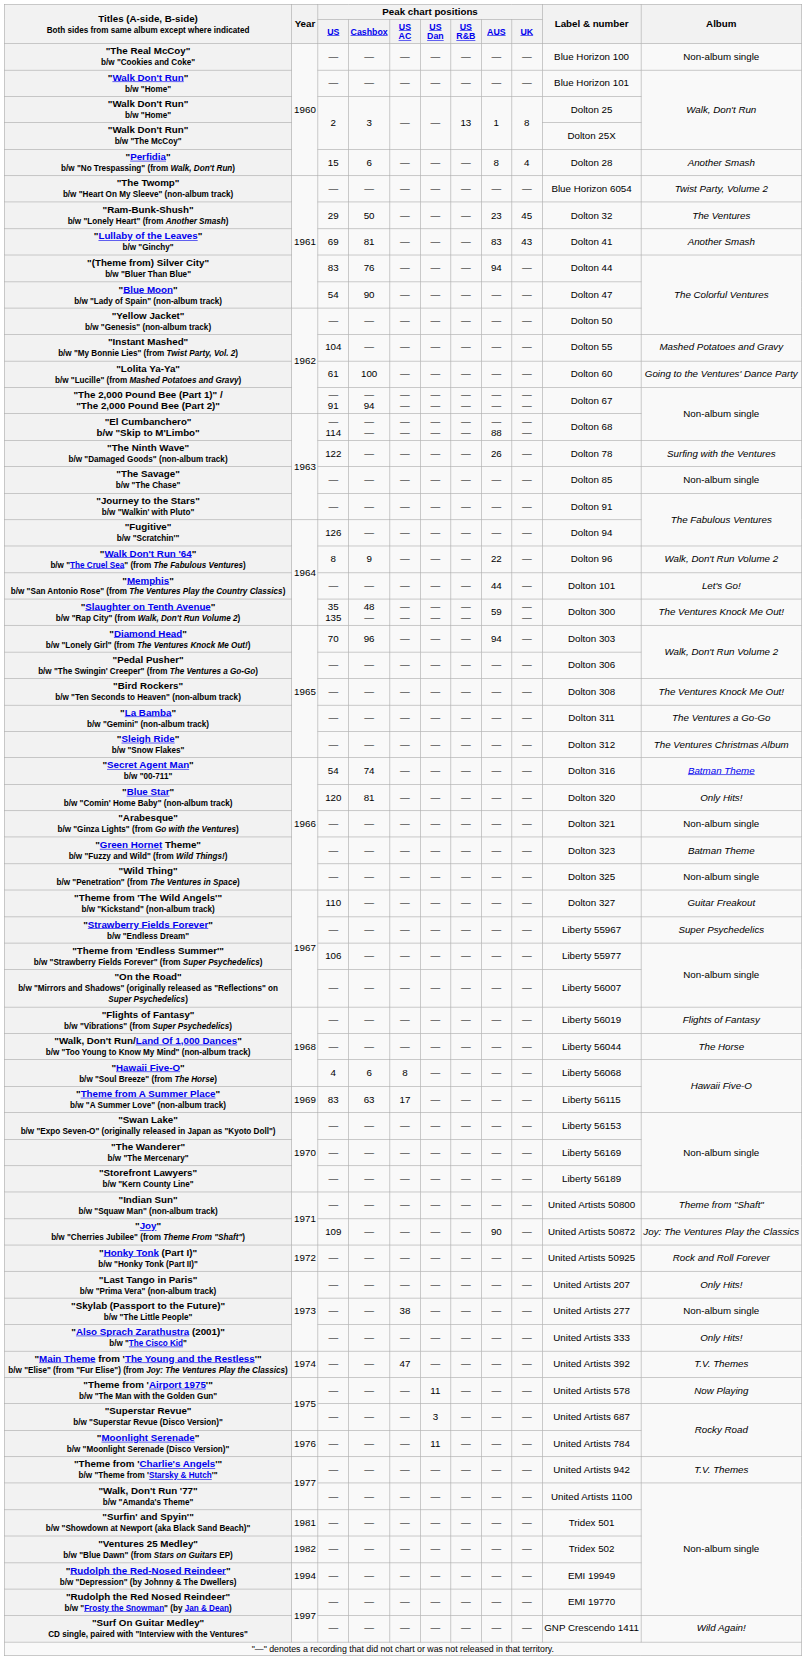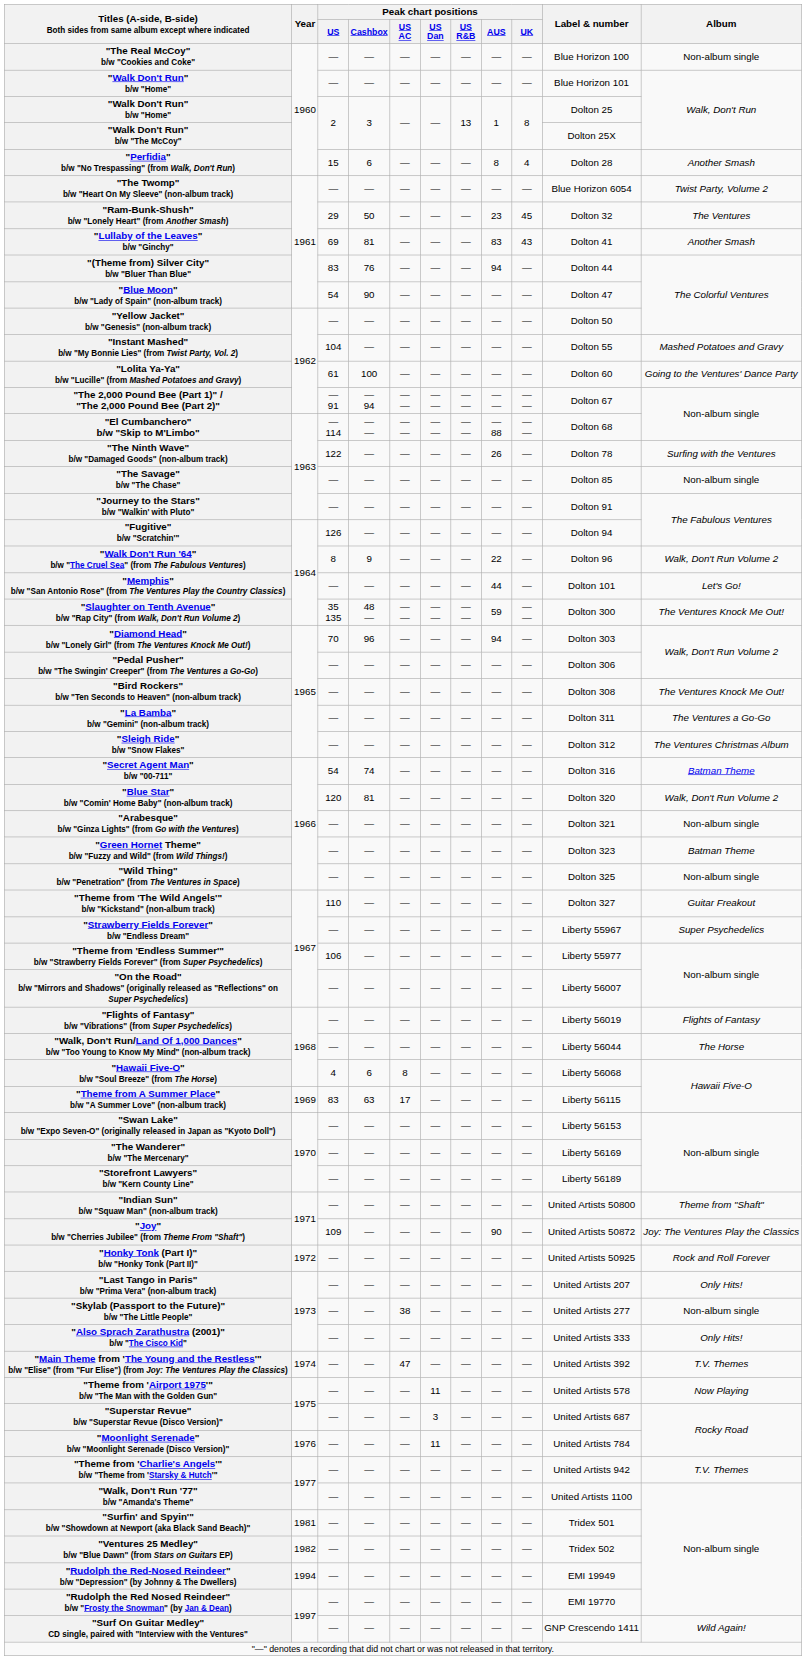(721, 797) Only Hits! -> (721, 797) Walk, Don't Run Volume 2
